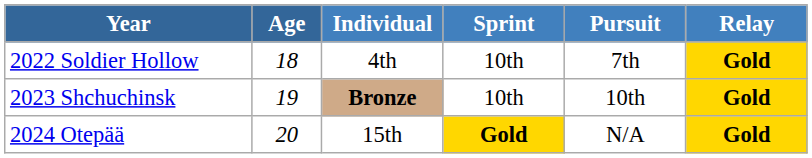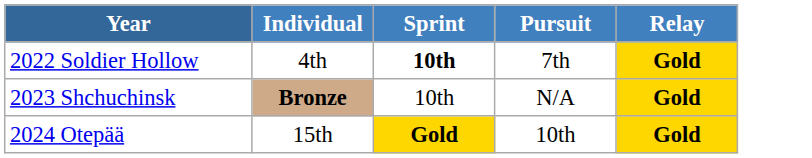- column: (287, 23)
(504, 60) normal -> (434, 60) bold
(625, 97) 10th -> (556, 97) N/A
(625, 134) N/A -> (556, 134) 10th
